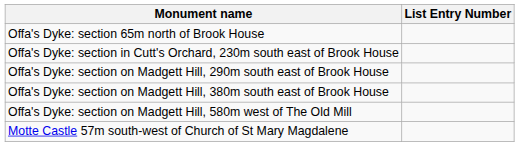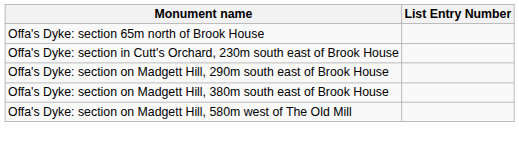- row: (178, 131)
